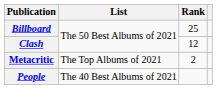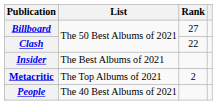(193, 28) 25 -> (193, 28) 27
(193, 44) 12 -> (193, 44) 22
+ row: (31, 60)
